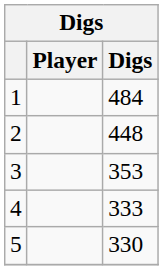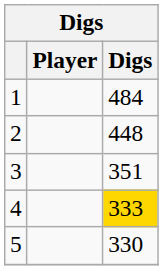(126, 171) 353 -> (126, 171) 351
(126, 208) no background -> (126, 208) gold background
